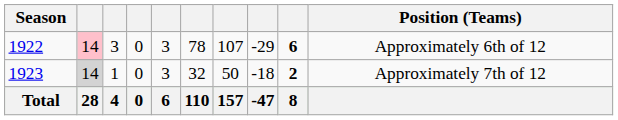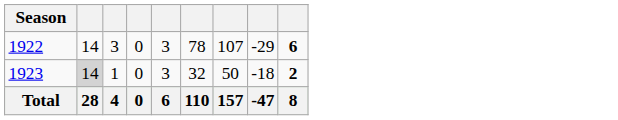- column: (460, 18)
(90, 45) pink background -> (90, 45) no background
